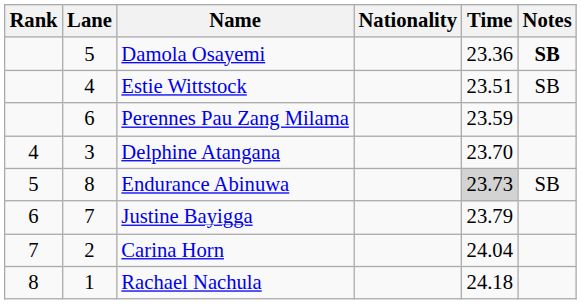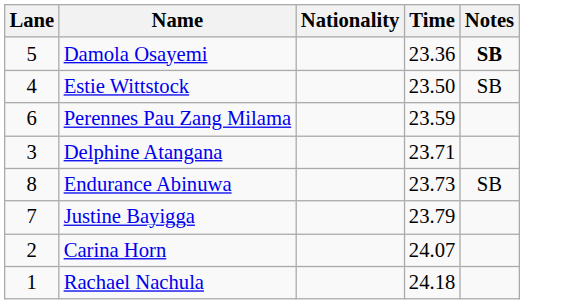- column: (33, 20)
(490, 86) 23.51 -> (432, 86) 23.50
(490, 151) 23.70 -> (432, 151) 23.71
(490, 184) lightgrey background -> (432, 184) no background
(490, 250) 24.04 -> (432, 250) 24.07
